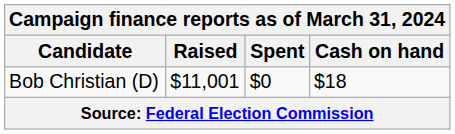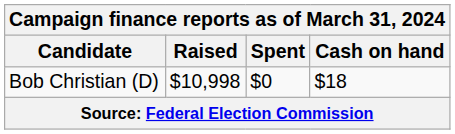(205, 81) $11,001 -> (205, 81) $10,998
